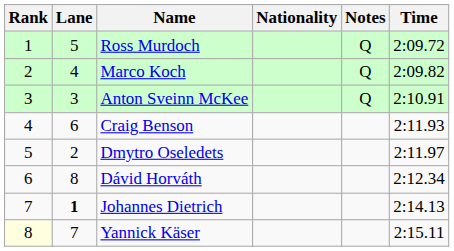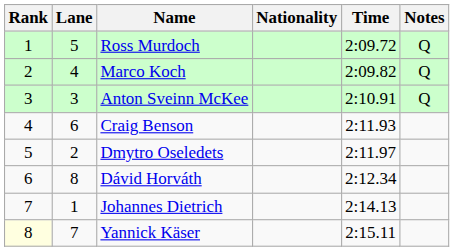columns swapped: (419, 17) <-> (365, 17)
(74, 206) bold -> (74, 206) normal
